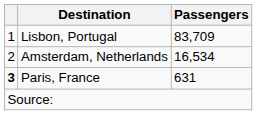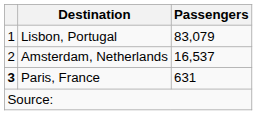(194, 36) 83,709 -> (194, 36) 83,079
(194, 57) 16,534 -> (194, 57) 16,537
